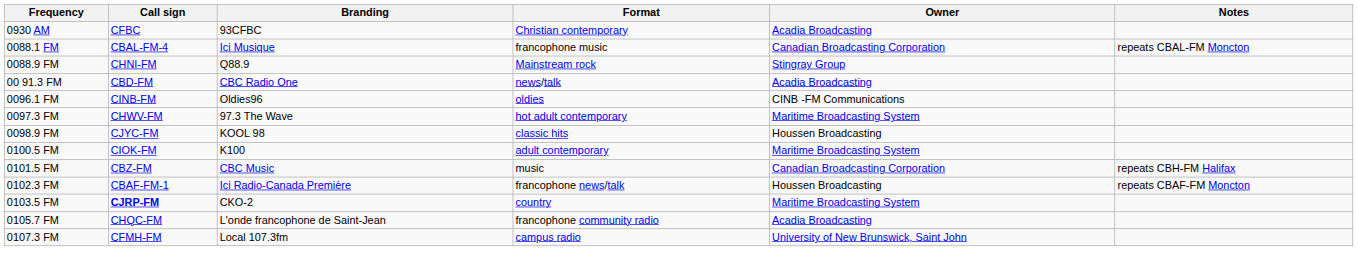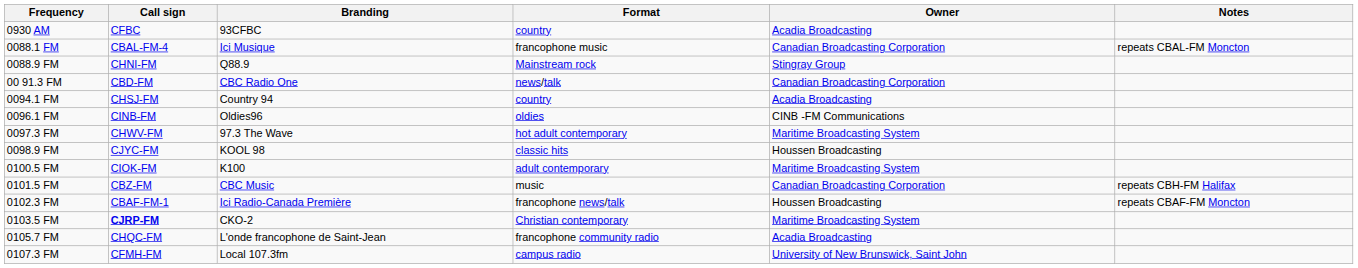(572, 30) Christian contemporary -> (533, 30) country
(822, 82) Acadia Broadcasting -> (859, 82) Canadian Broadcasting Corporation
+ row: (33, 99)
(533, 202) country -> (572, 220) Christian contemporary
